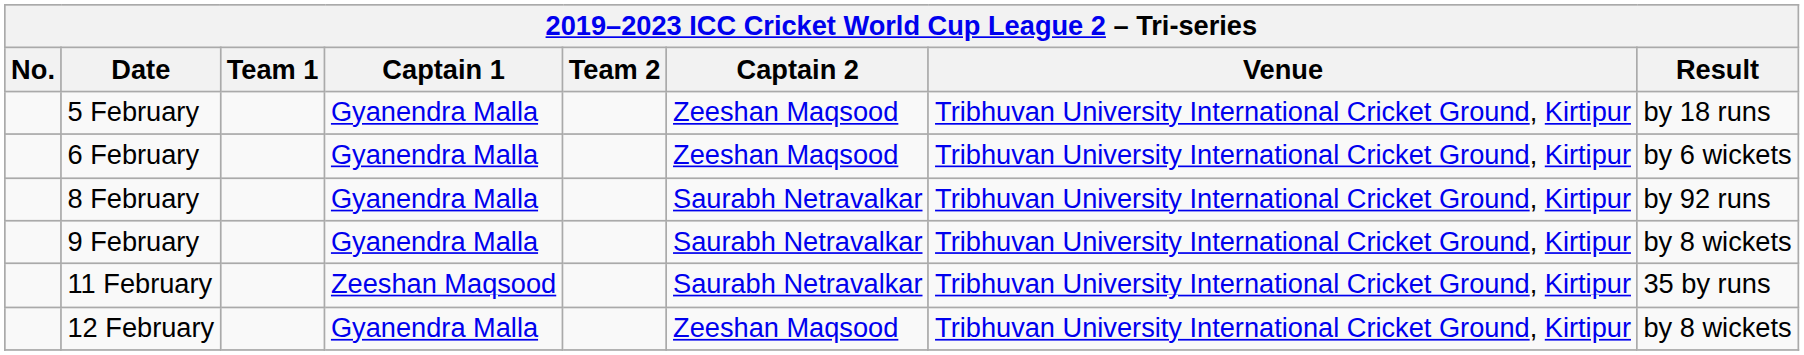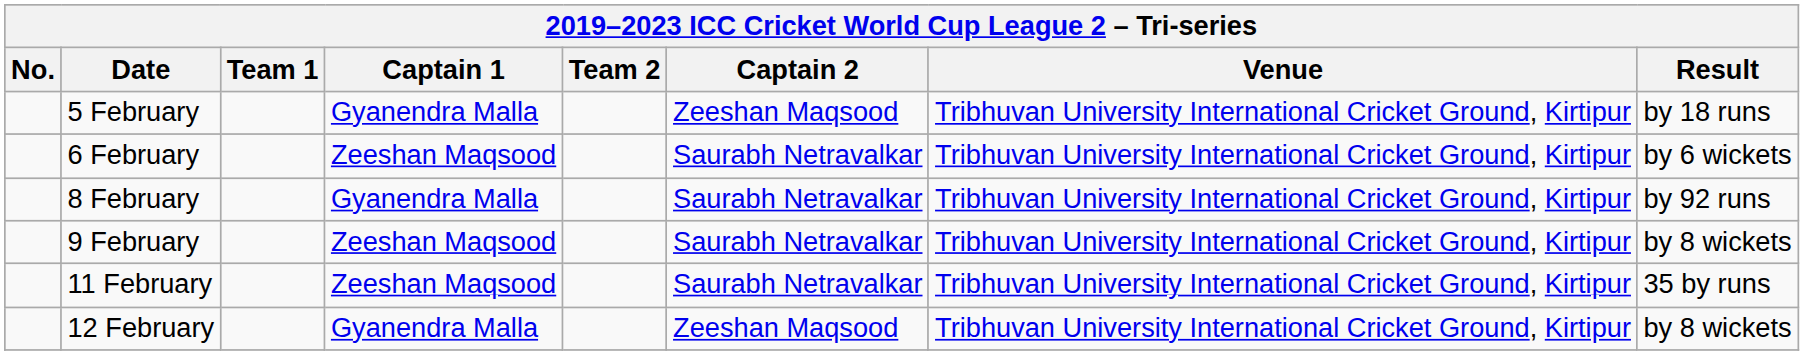(434, 155) Gyanendra Malla -> (444, 155) Zeeshan Maqsood
(786, 155) Zeeshan Maqsood -> (798, 155) Saurabh Netravalkar
(434, 241) Gyanendra Malla -> (444, 241) Zeeshan Maqsood
